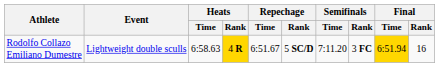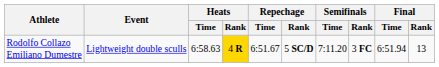(392, 49) gold background -> (392, 49) no background
(421, 49) 16 -> (421, 49) 13
